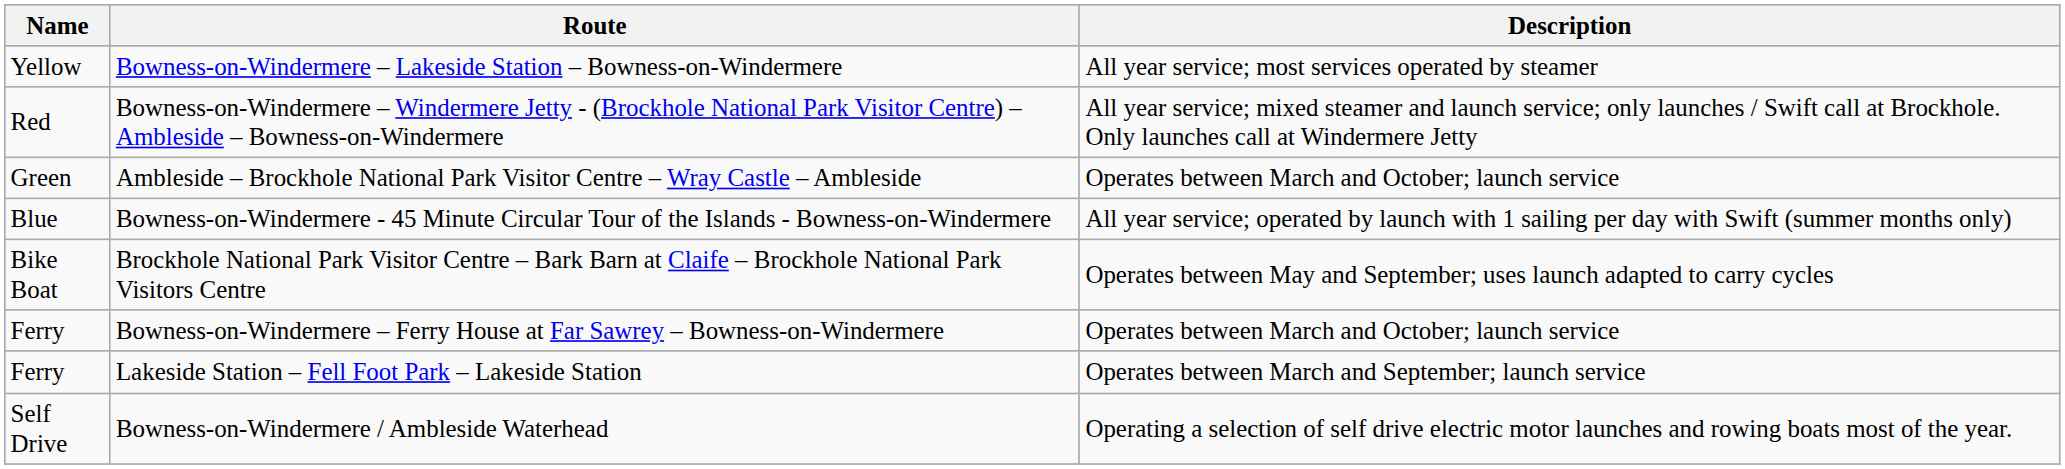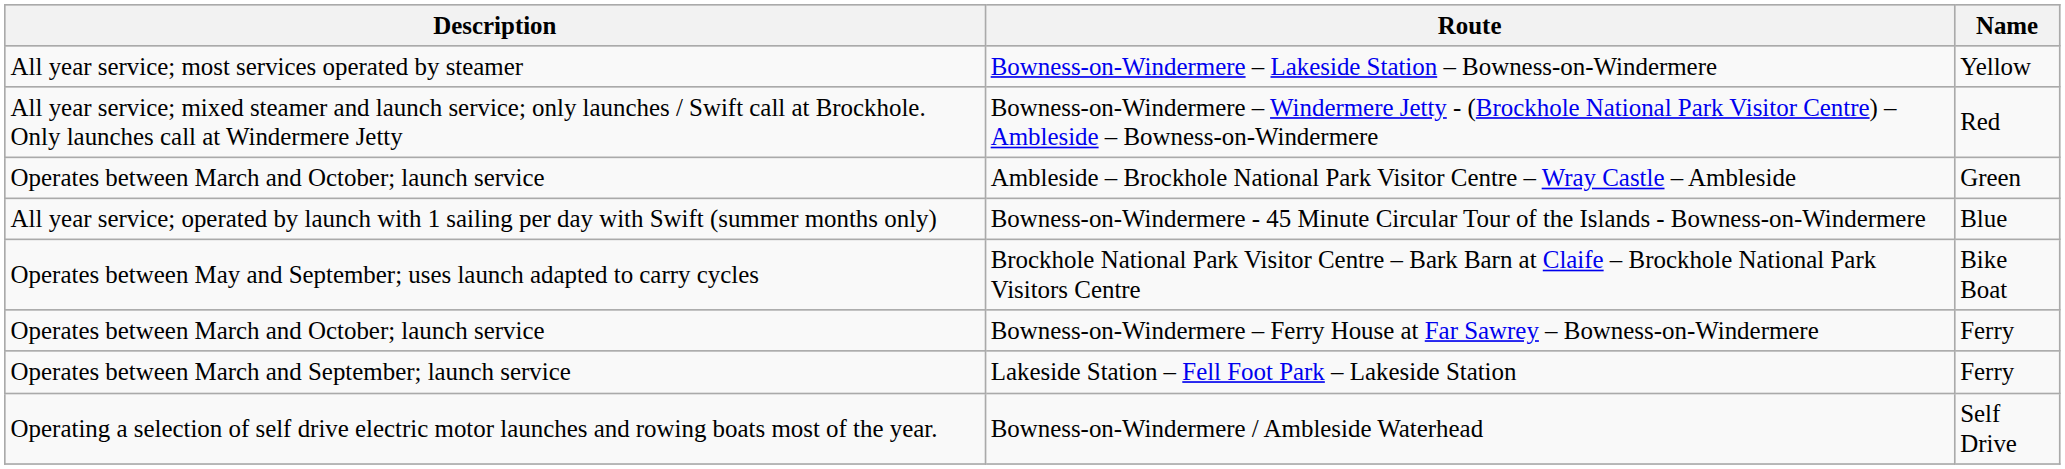columns swapped: (57, 25) <-> (1570, 25)
